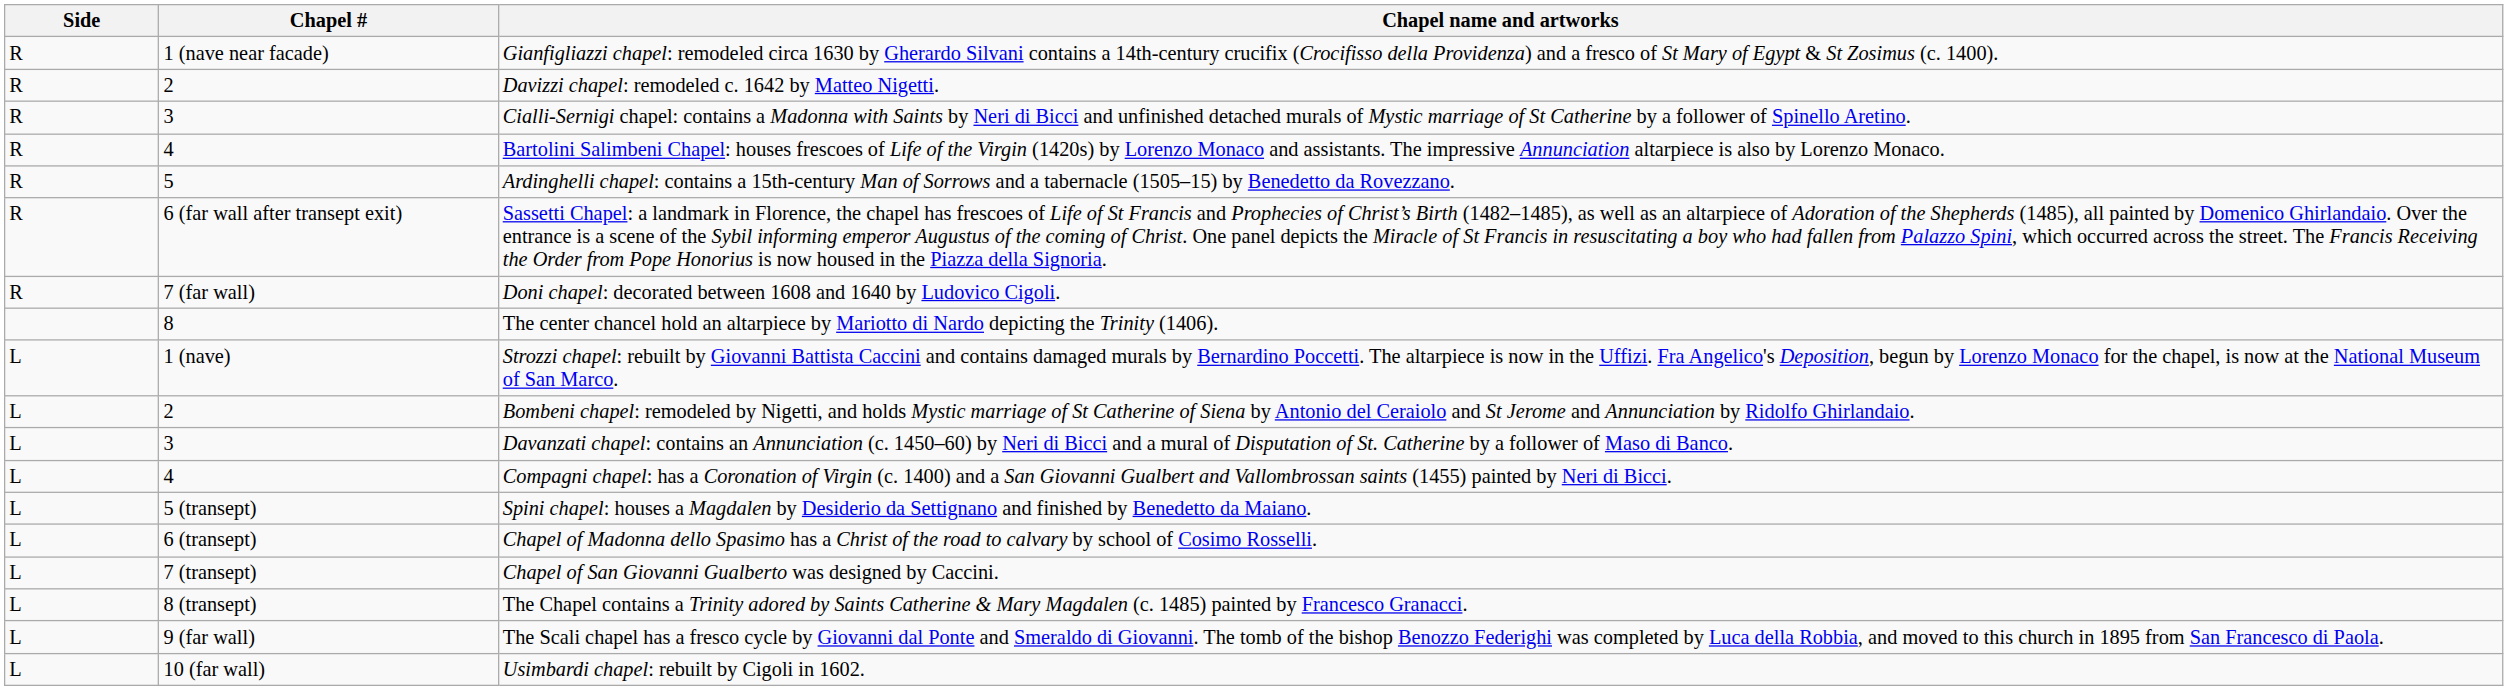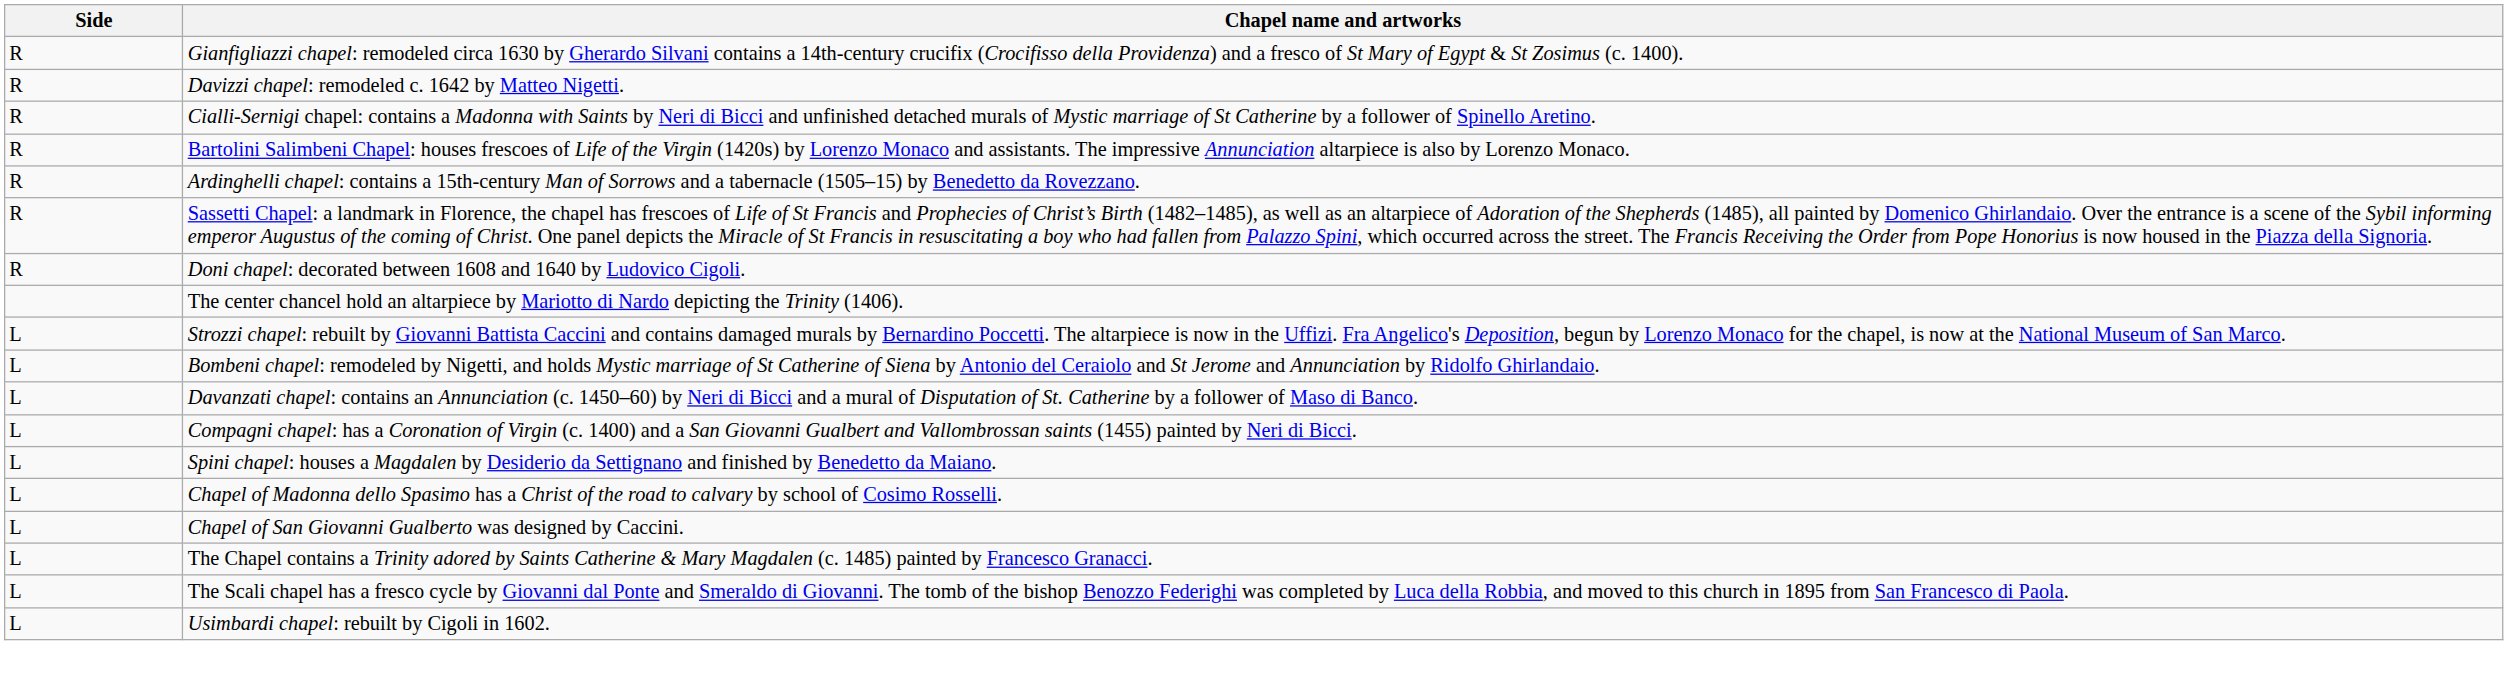- column: (328, 20)
